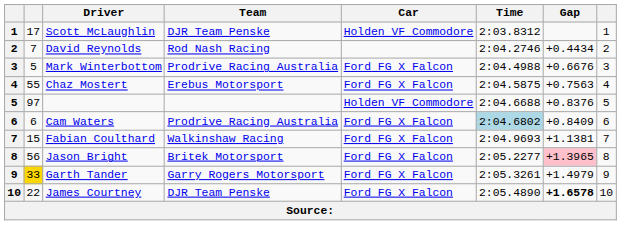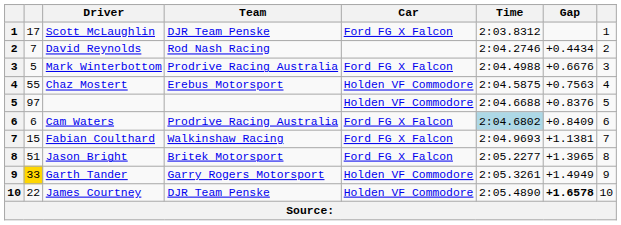(409, 31) Holden VF Commodore -> (398, 31) Ford FG X Falcon
(398, 85) Ford FG X Falcon -> (409, 85) Holden VF Commodore
(33, 157) 56 -> (33, 157) 51
(570, 157) pink background -> (570, 157) no background
(398, 175) Ford FG X Falcon -> (409, 175) Holden VF Commodore
(570, 175) +1.4979 -> (570, 175) +1.4949
(398, 193) Ford FG X Falcon -> (409, 193) Holden VF Commodore
